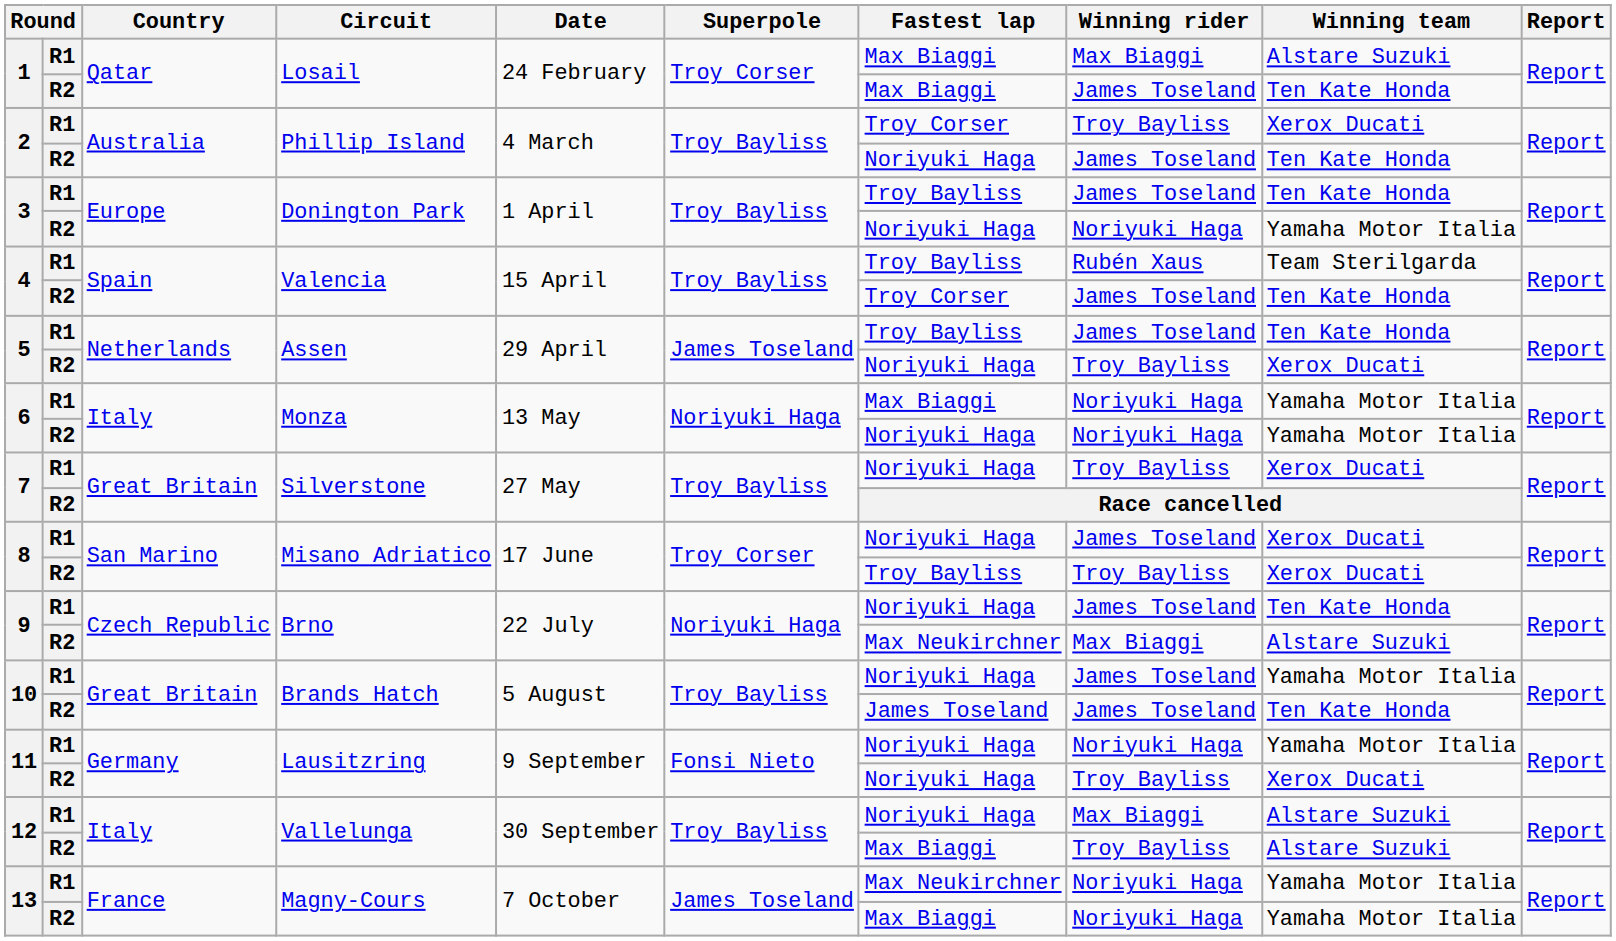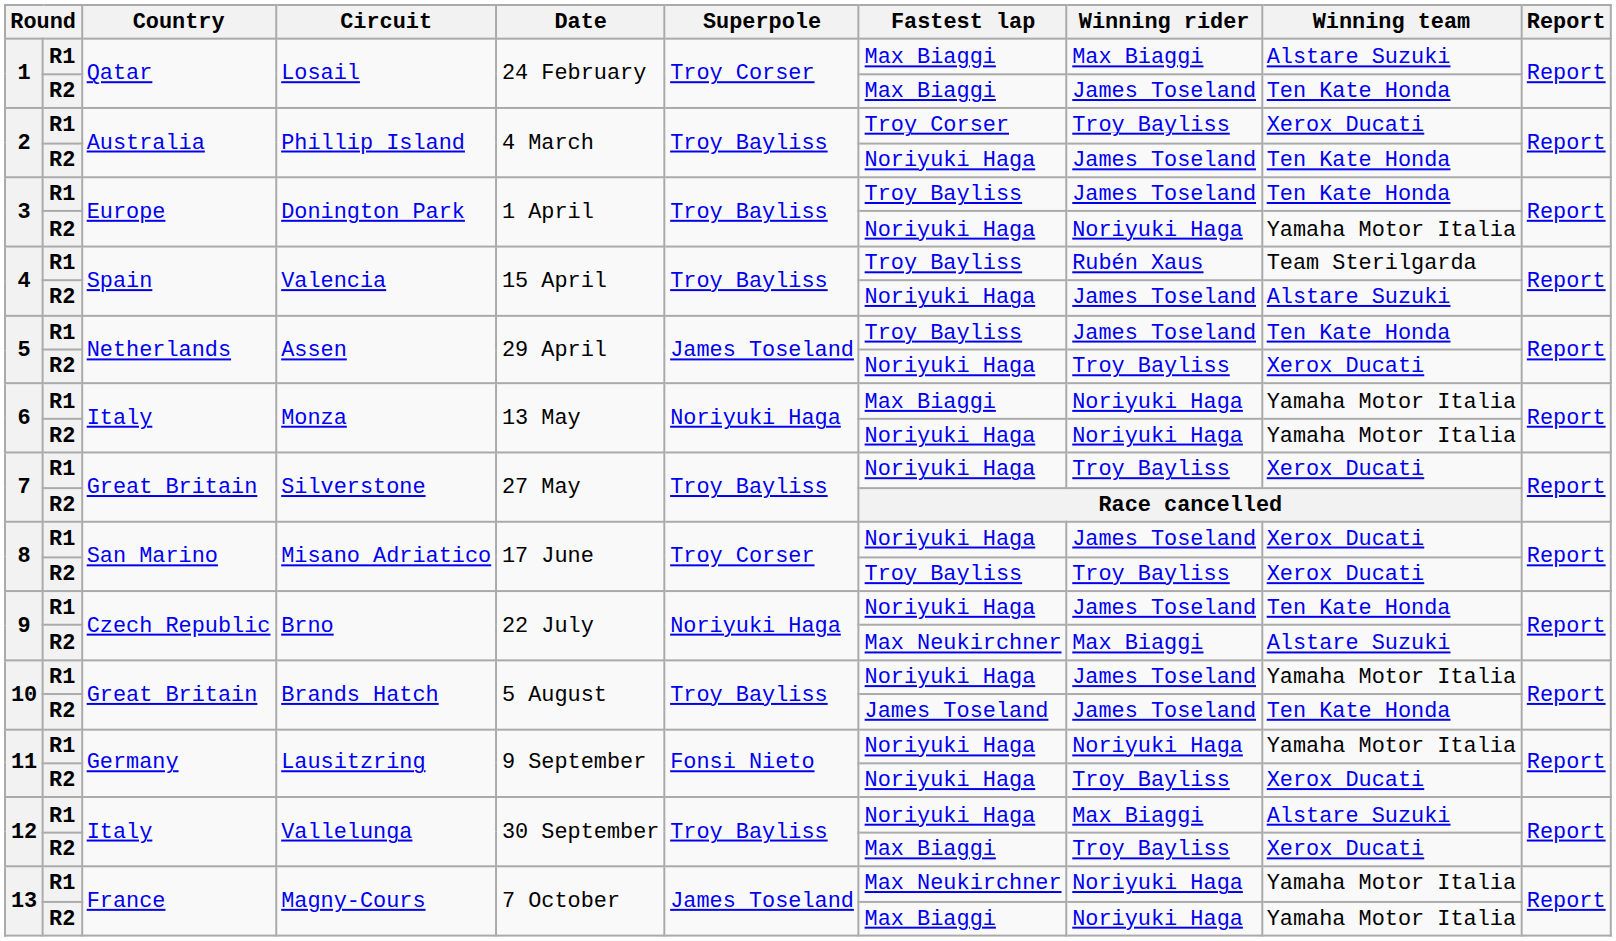(937, 298) Troy Corser -> (950, 298) Noriyuki Haga
(1359, 298) Ten Kate Honda -> (1359, 298) Alstare Suzuki
(1359, 849) Alstare Suzuki -> (1345, 849) Xerox Ducati
